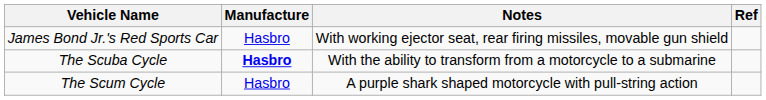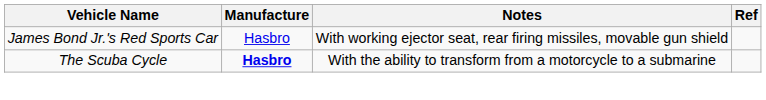- row: (113, 83)
